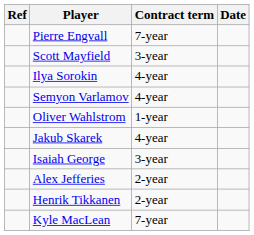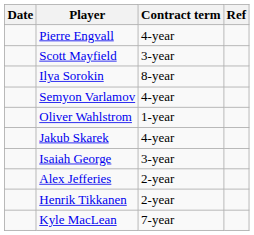columns swapped: (233, 14) <-> (17, 14)
(151, 35) 7-year -> (158, 35) 4-year
(151, 76) 4-year -> (158, 76) 8-year
